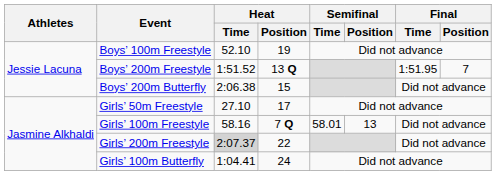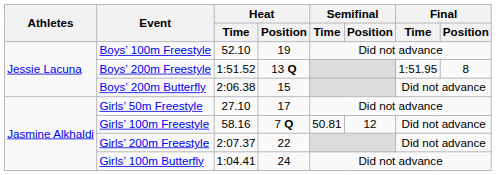(466, 69) 7 -> (466, 69) 8
(327, 125) 58.01 -> (327, 125) 50.81
(370, 125) 13 -> (370, 125) 12
(236, 143) lightgrey background -> (236, 143) no background
